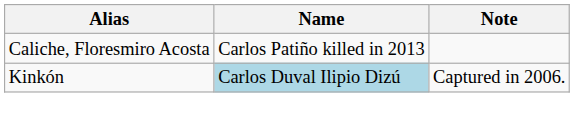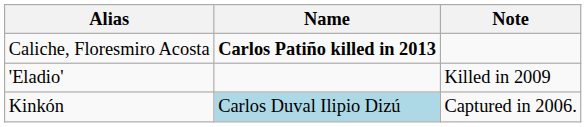(321, 48) normal -> (327, 48) bold
+ row: (36, 77)
